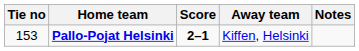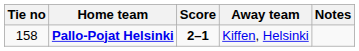(27, 35) 153 -> (27, 35) 158
